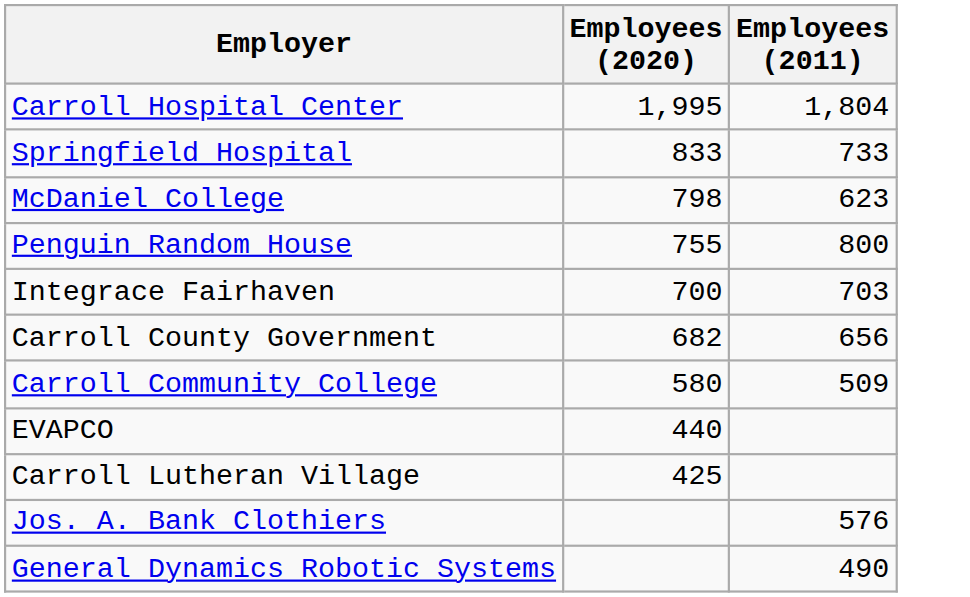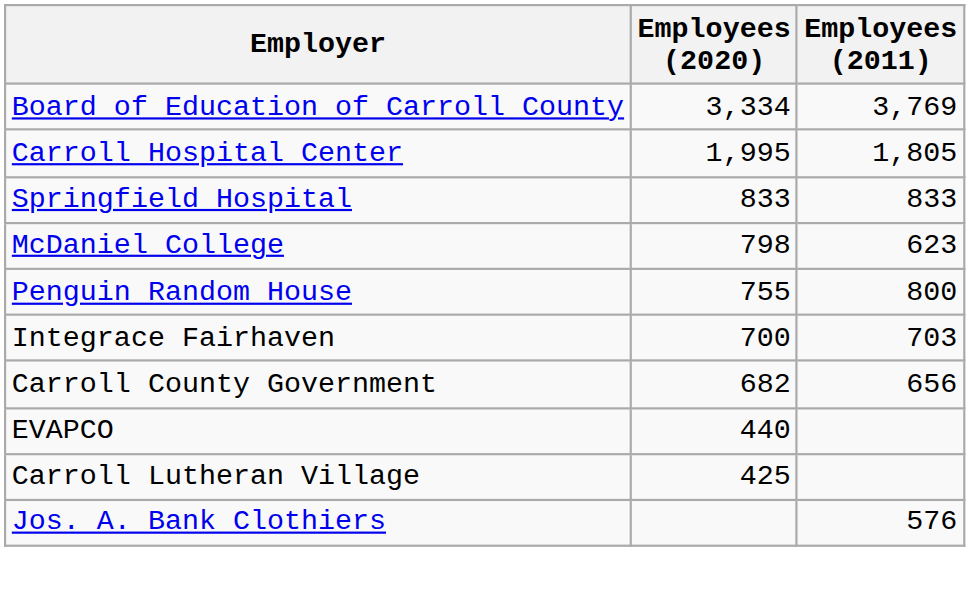+ row: (318, 107)
(847, 107) 1,804 -> (915, 153) 1,805
(864, 153) 733 -> (932, 199) 833
- row: (224, 384)
- row: (284, 569)
